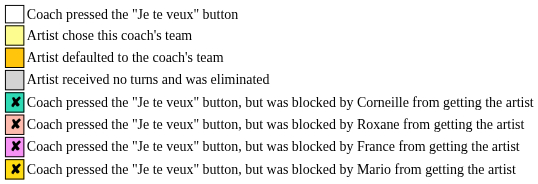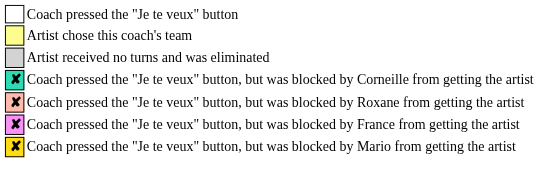- row: (125, 57)
